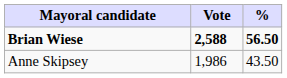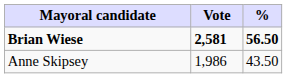(211, 38) 2,588 -> (211, 38) 2,581
